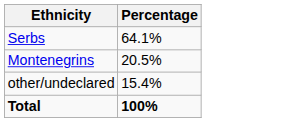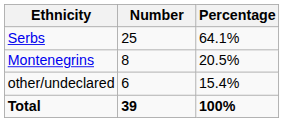+ column: (157, 15)
